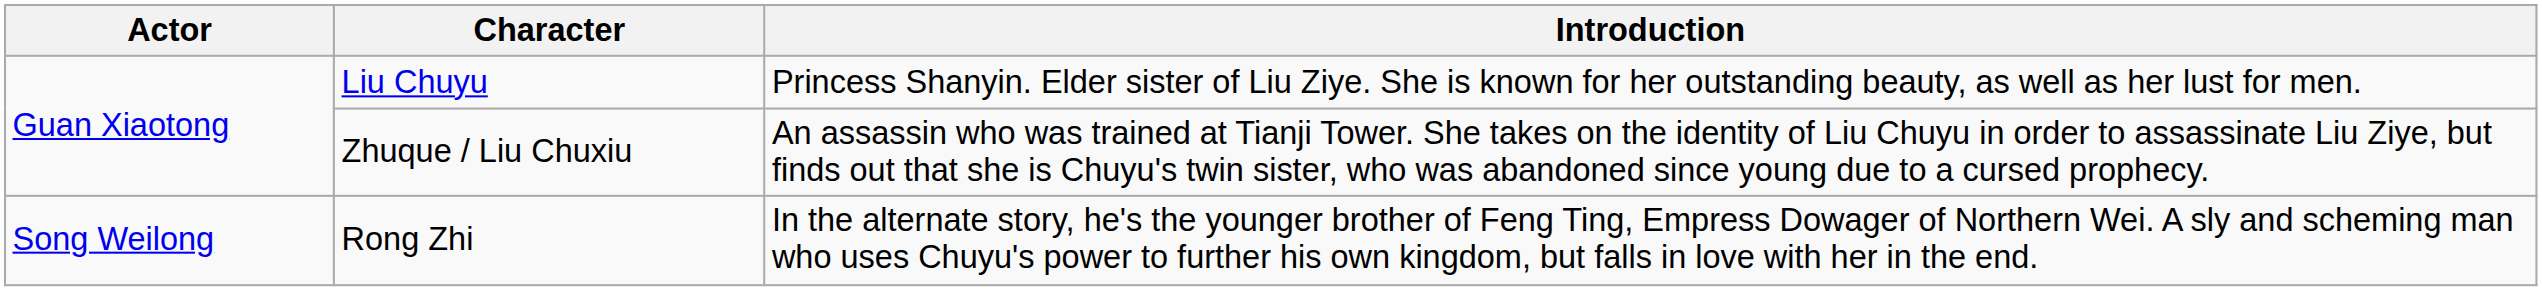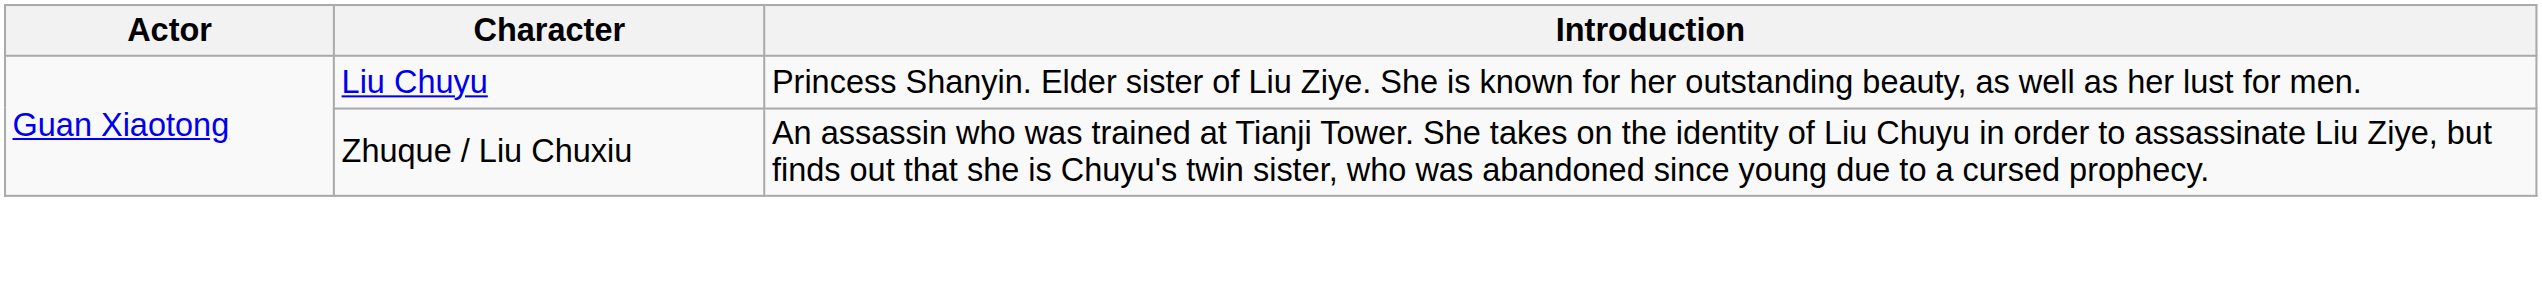- row: (407, 239)
